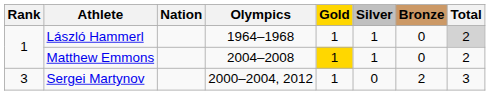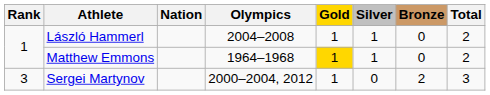(261, 36) 1964–1968 -> (261, 36) 2004–2008
(466, 36) lightgrey background -> (466, 36) no background
(261, 57) 2004–2008 -> (261, 57) 1964–1968
